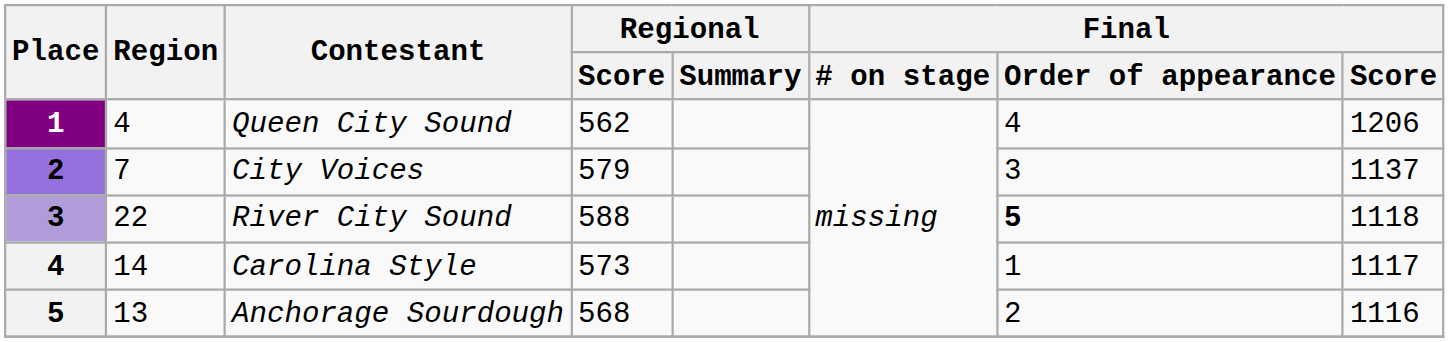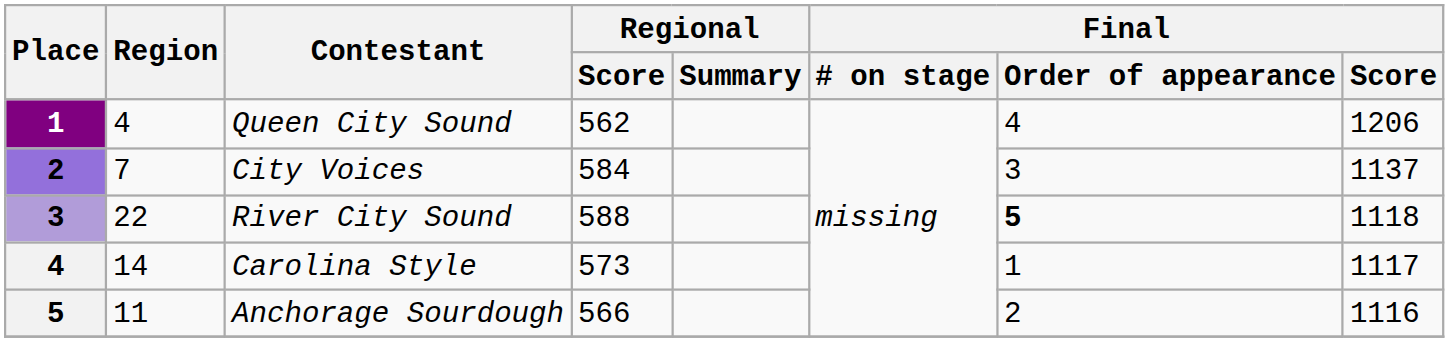(604, 171) 579 -> (604, 171) 584
(131, 314) 13 -> (131, 314) 11
(604, 314) 568 -> (604, 314) 566
